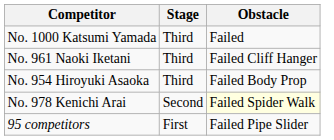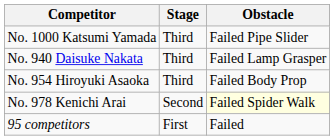(227, 37) Failed -> (259, 37) Failed Pipe Slider
- row: (69, 59)
+ row: (75, 59)
(259, 124) Failed Pipe Slider -> (227, 124) Failed
